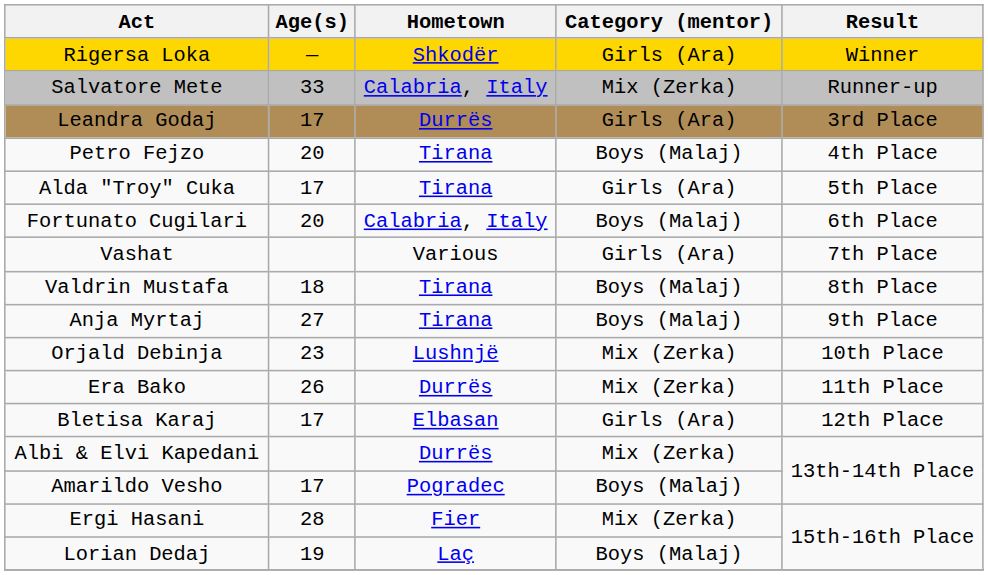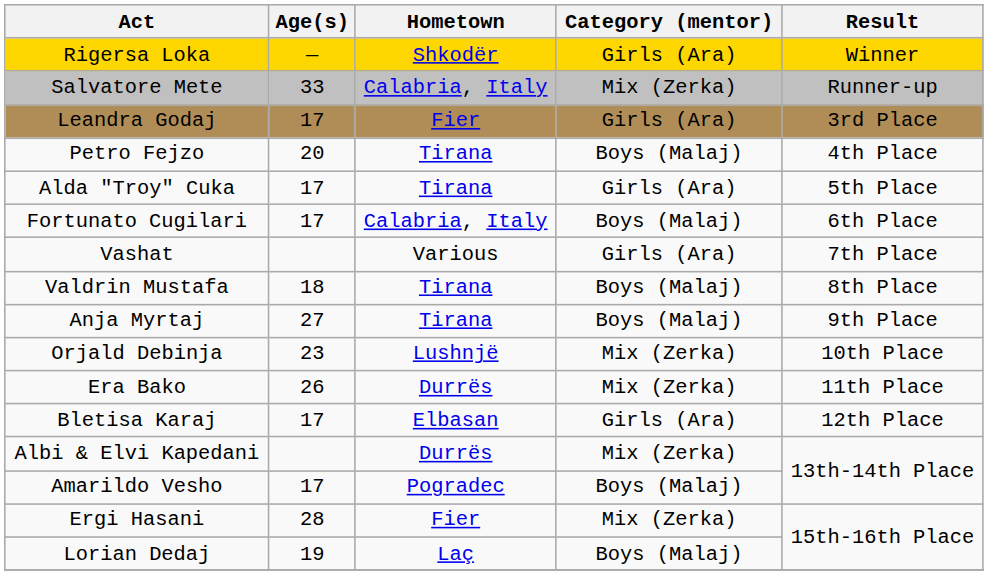(456, 121) Durrës -> (456, 121) Fier
(312, 221) 20 -> (312, 221) 17
